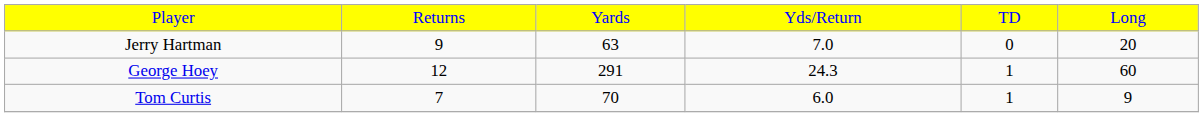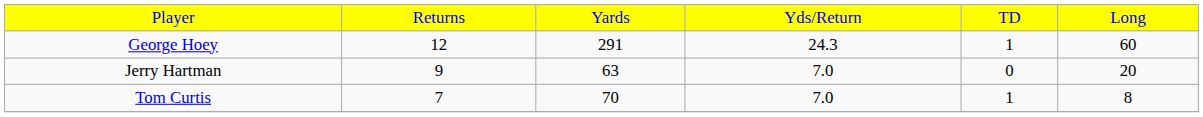rows swapped: (173, 71) <-> (173, 44)
(823, 97) 6.0 -> (823, 97) 7.0
(1128, 97) 9 -> (1128, 97) 8
